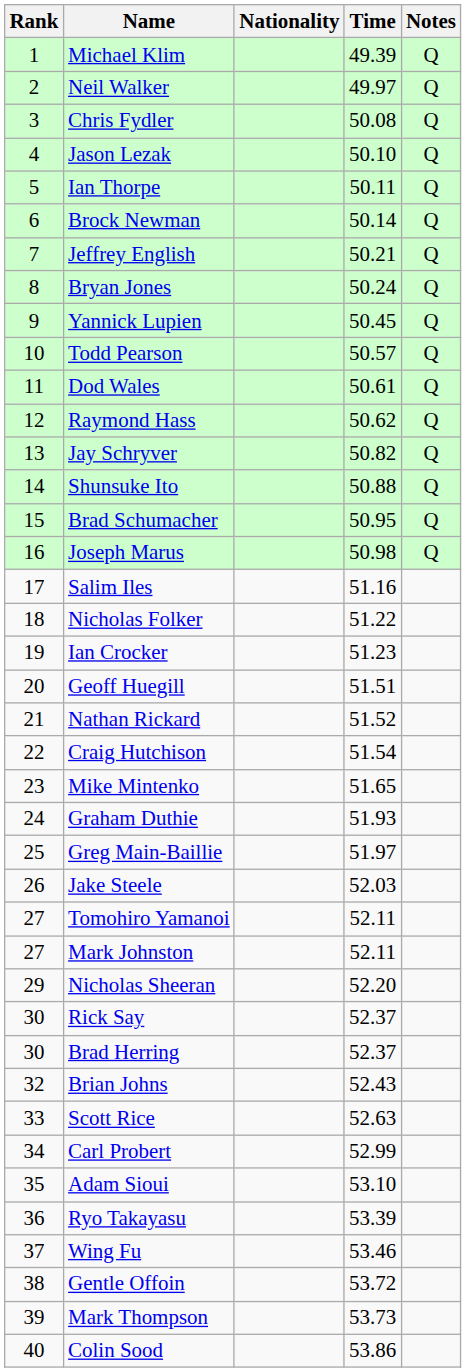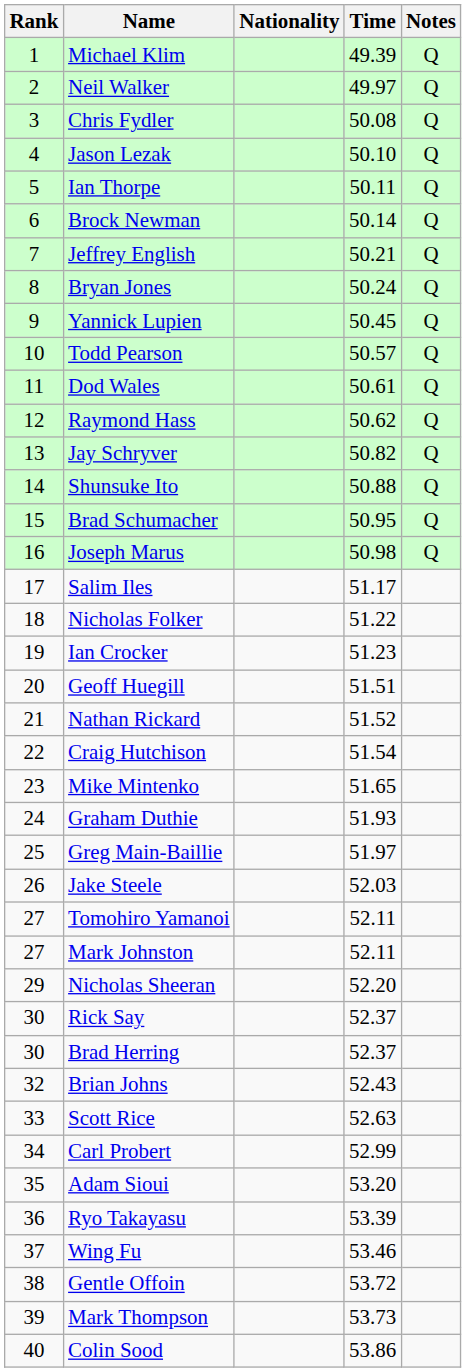(373, 586) 51.16 -> (373, 586) 51.17
(373, 1184) 53.10 -> (373, 1184) 53.20
